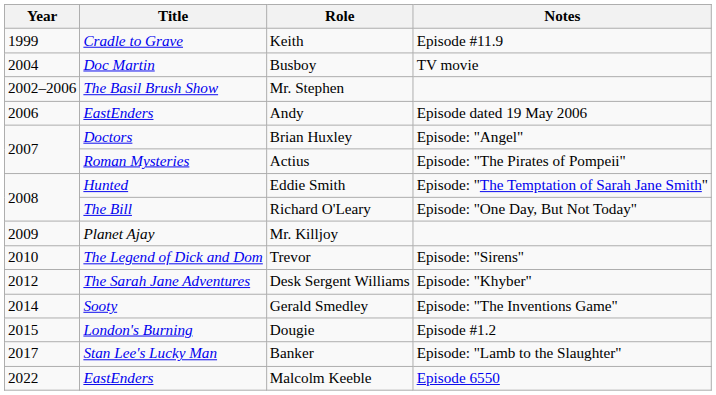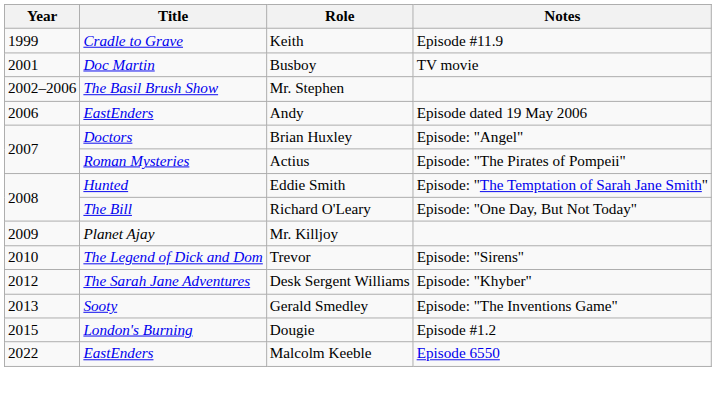(23, 64) 2004 -> (23, 64) 2001
(23, 305) 2014 -> (23, 305) 2013
- row: (292, 354)
